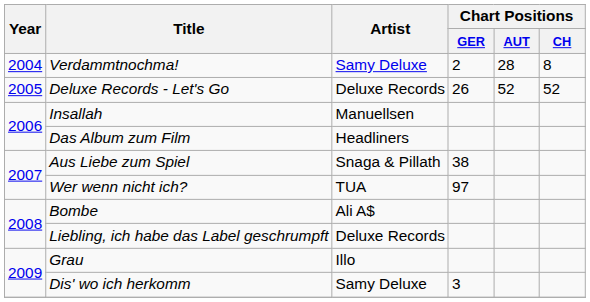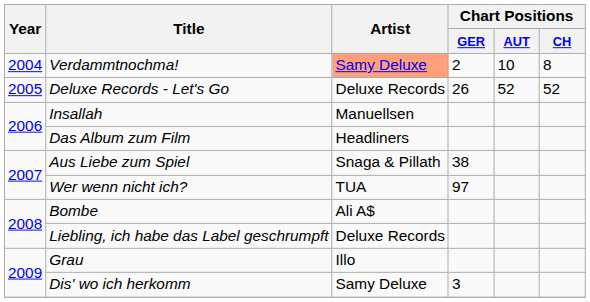(381, 65) no background -> (381, 65) lightsalmon background
(506, 65) 28 -> (506, 65) 10
